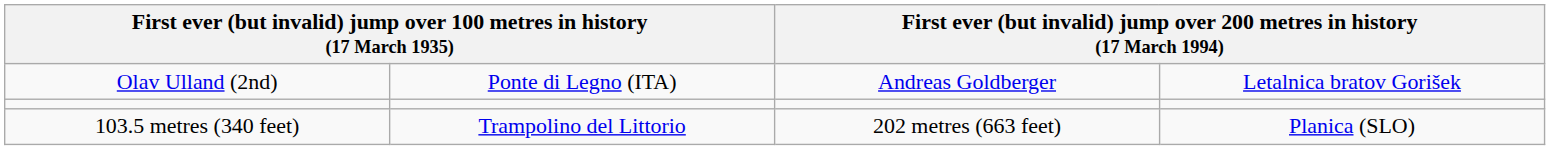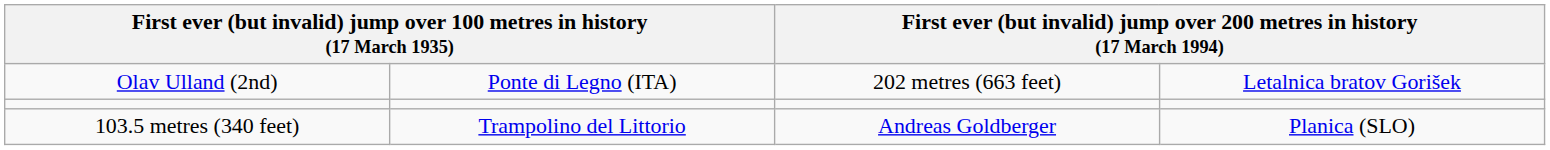(967, 81) Andreas Goldberger -> (967, 81) 202 metres (663 feet)
(967, 126) 202 metres (663 feet) -> (967, 126) Andreas Goldberger
